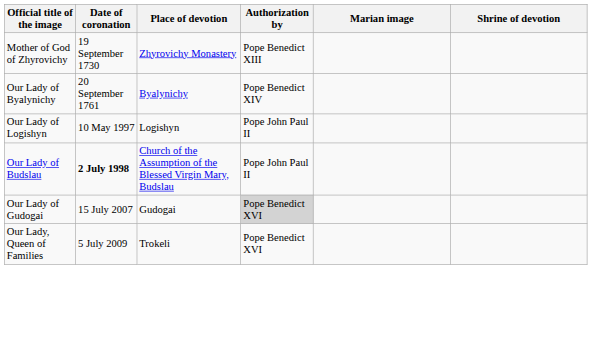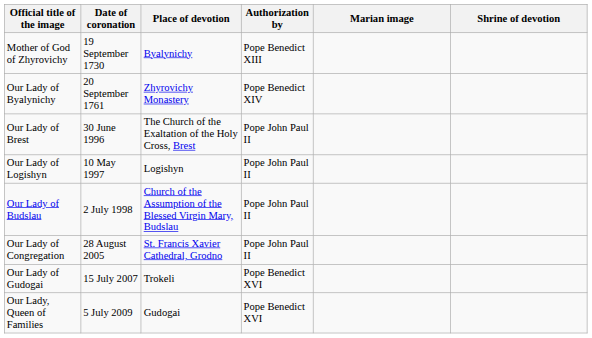(188, 53) Zhyrovichy Monastery -> (168, 53) Byalynichy
(164, 93) Byalynichy -> (168, 93) Zhyrovichy Monastery
+ row: (33, 134)
(104, 168) bold -> (108, 209) normal
+ row: (36, 249)
(157, 209) Gudogai -> (159, 278) Trokeli
(274, 209) lightgrey background -> (274, 278) no background
(155, 244) Trokeli -> (162, 313) Gudogai
